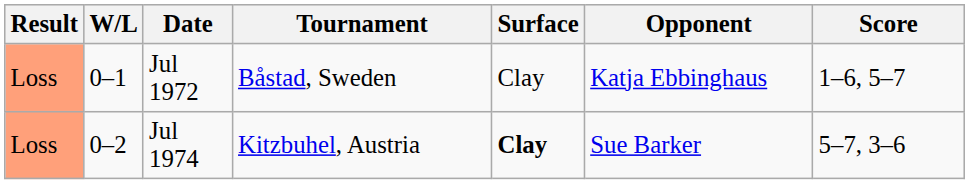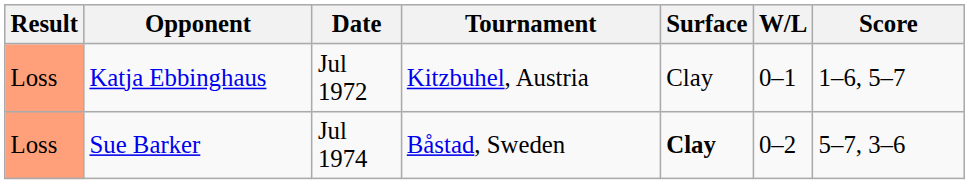columns swapped: (114, 24) <-> (699, 24)
(317, 77) Båstad, Sweden -> (498, 77) Kitzbuhel, Austria
(329, 144) Kitzbuhel, Austria -> (486, 144) Båstad, Sweden
